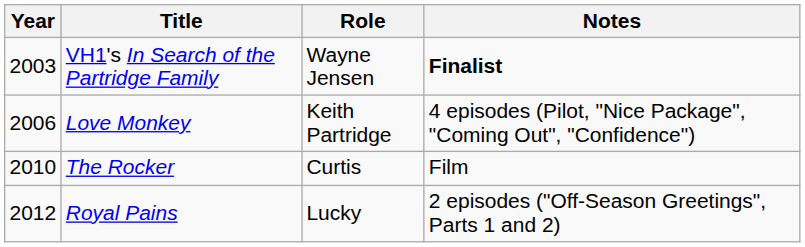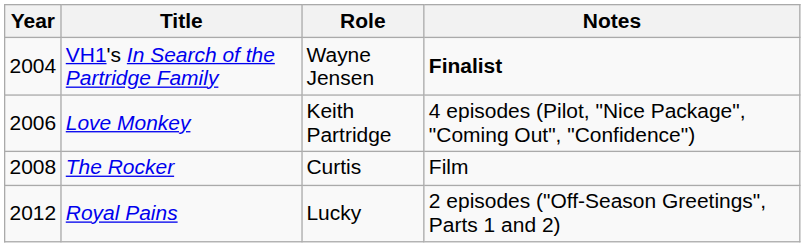(33, 66) 2003 -> (33, 66) 2004
(33, 168) 2010 -> (33, 168) 2008
